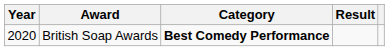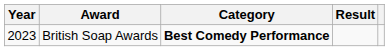(22, 35) 2020 -> (22, 35) 2023
